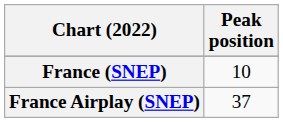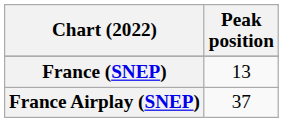(241, 71) 10 -> (241, 71) 13
